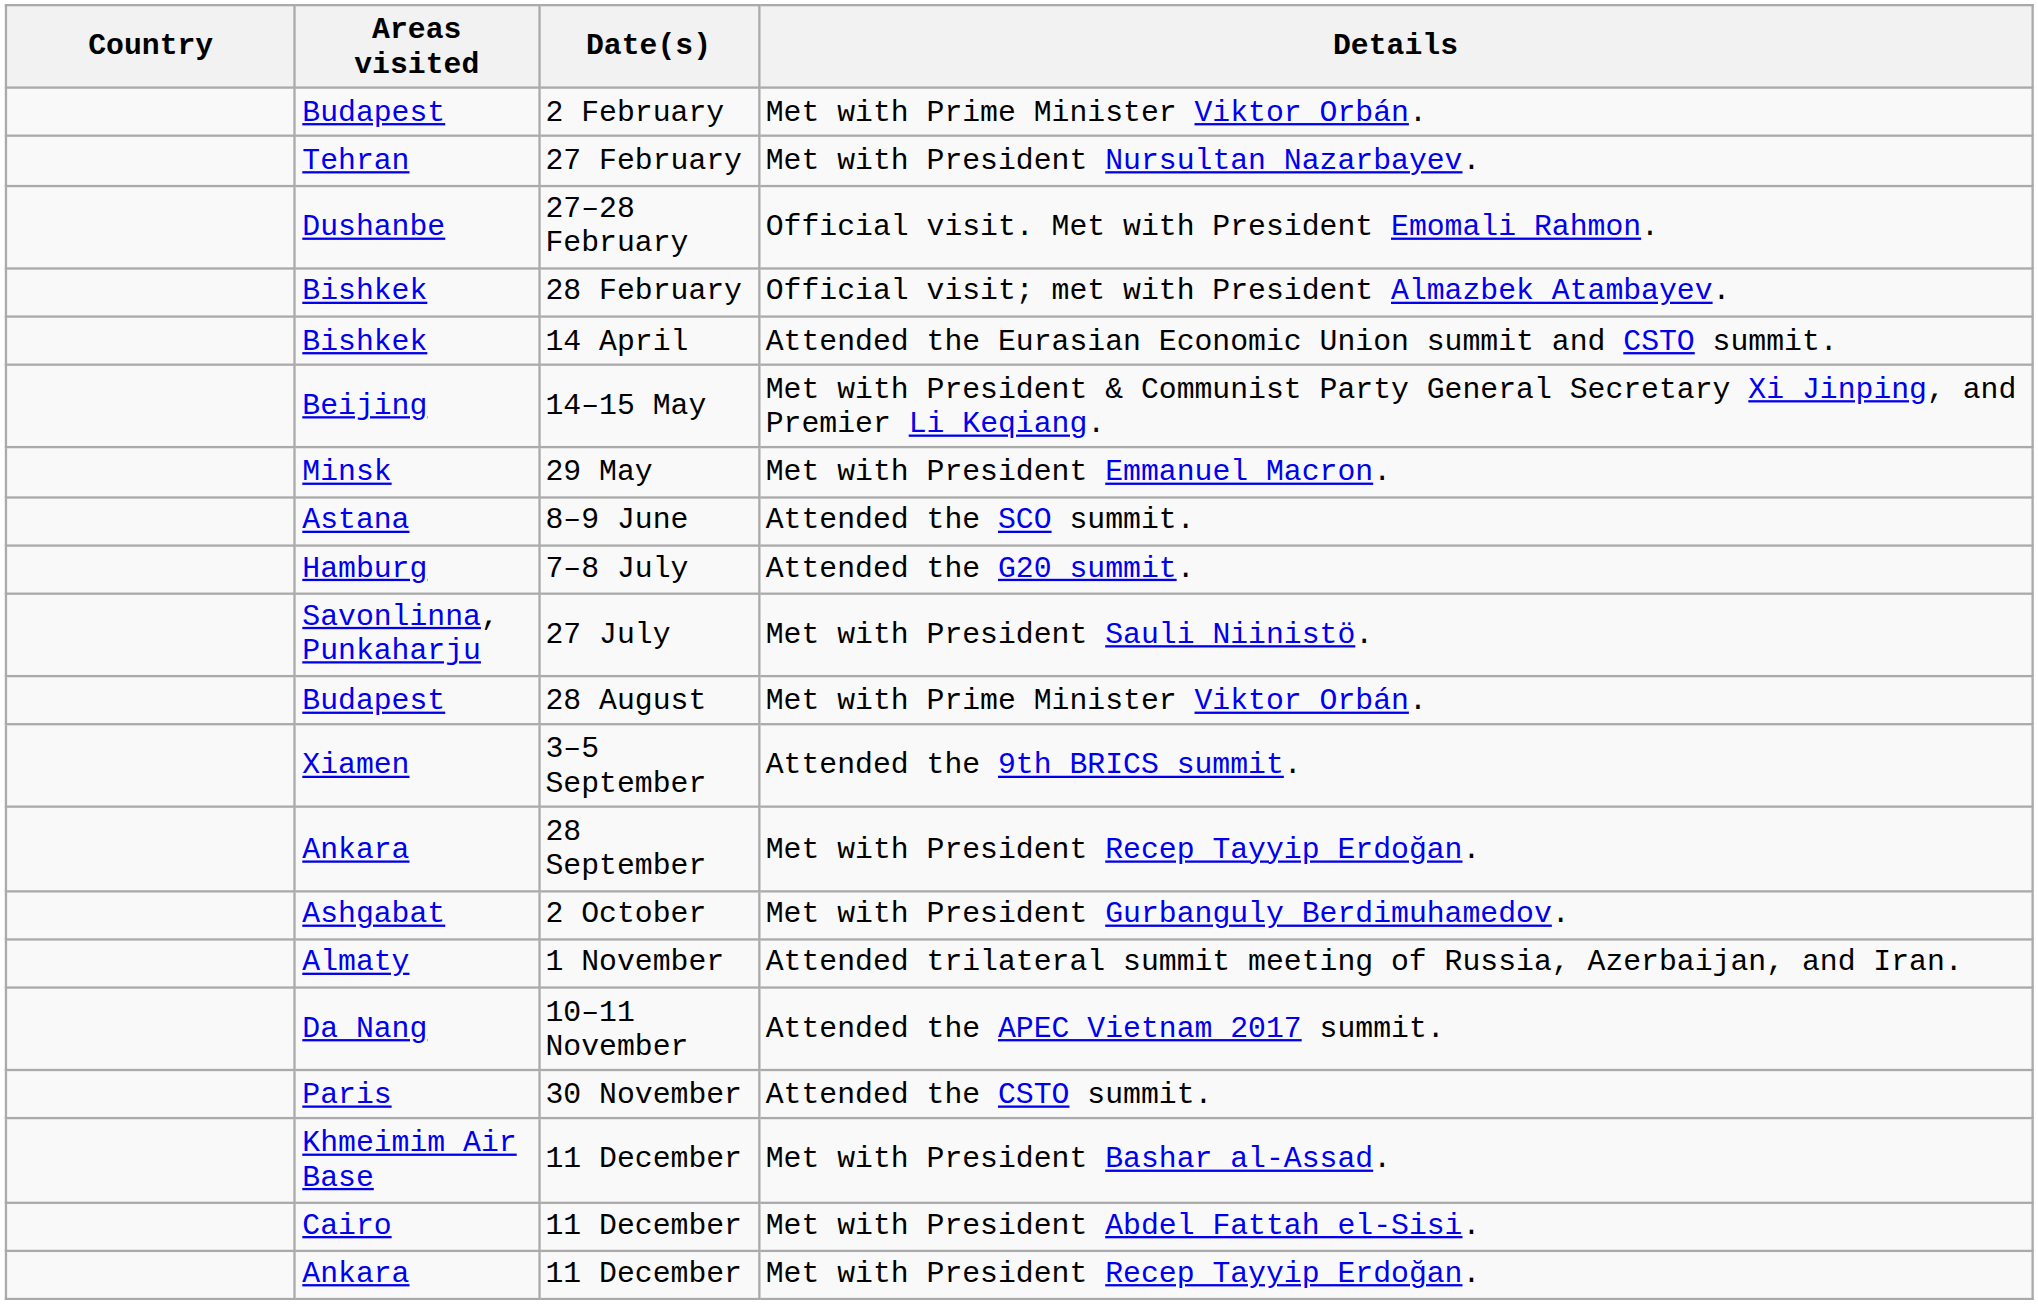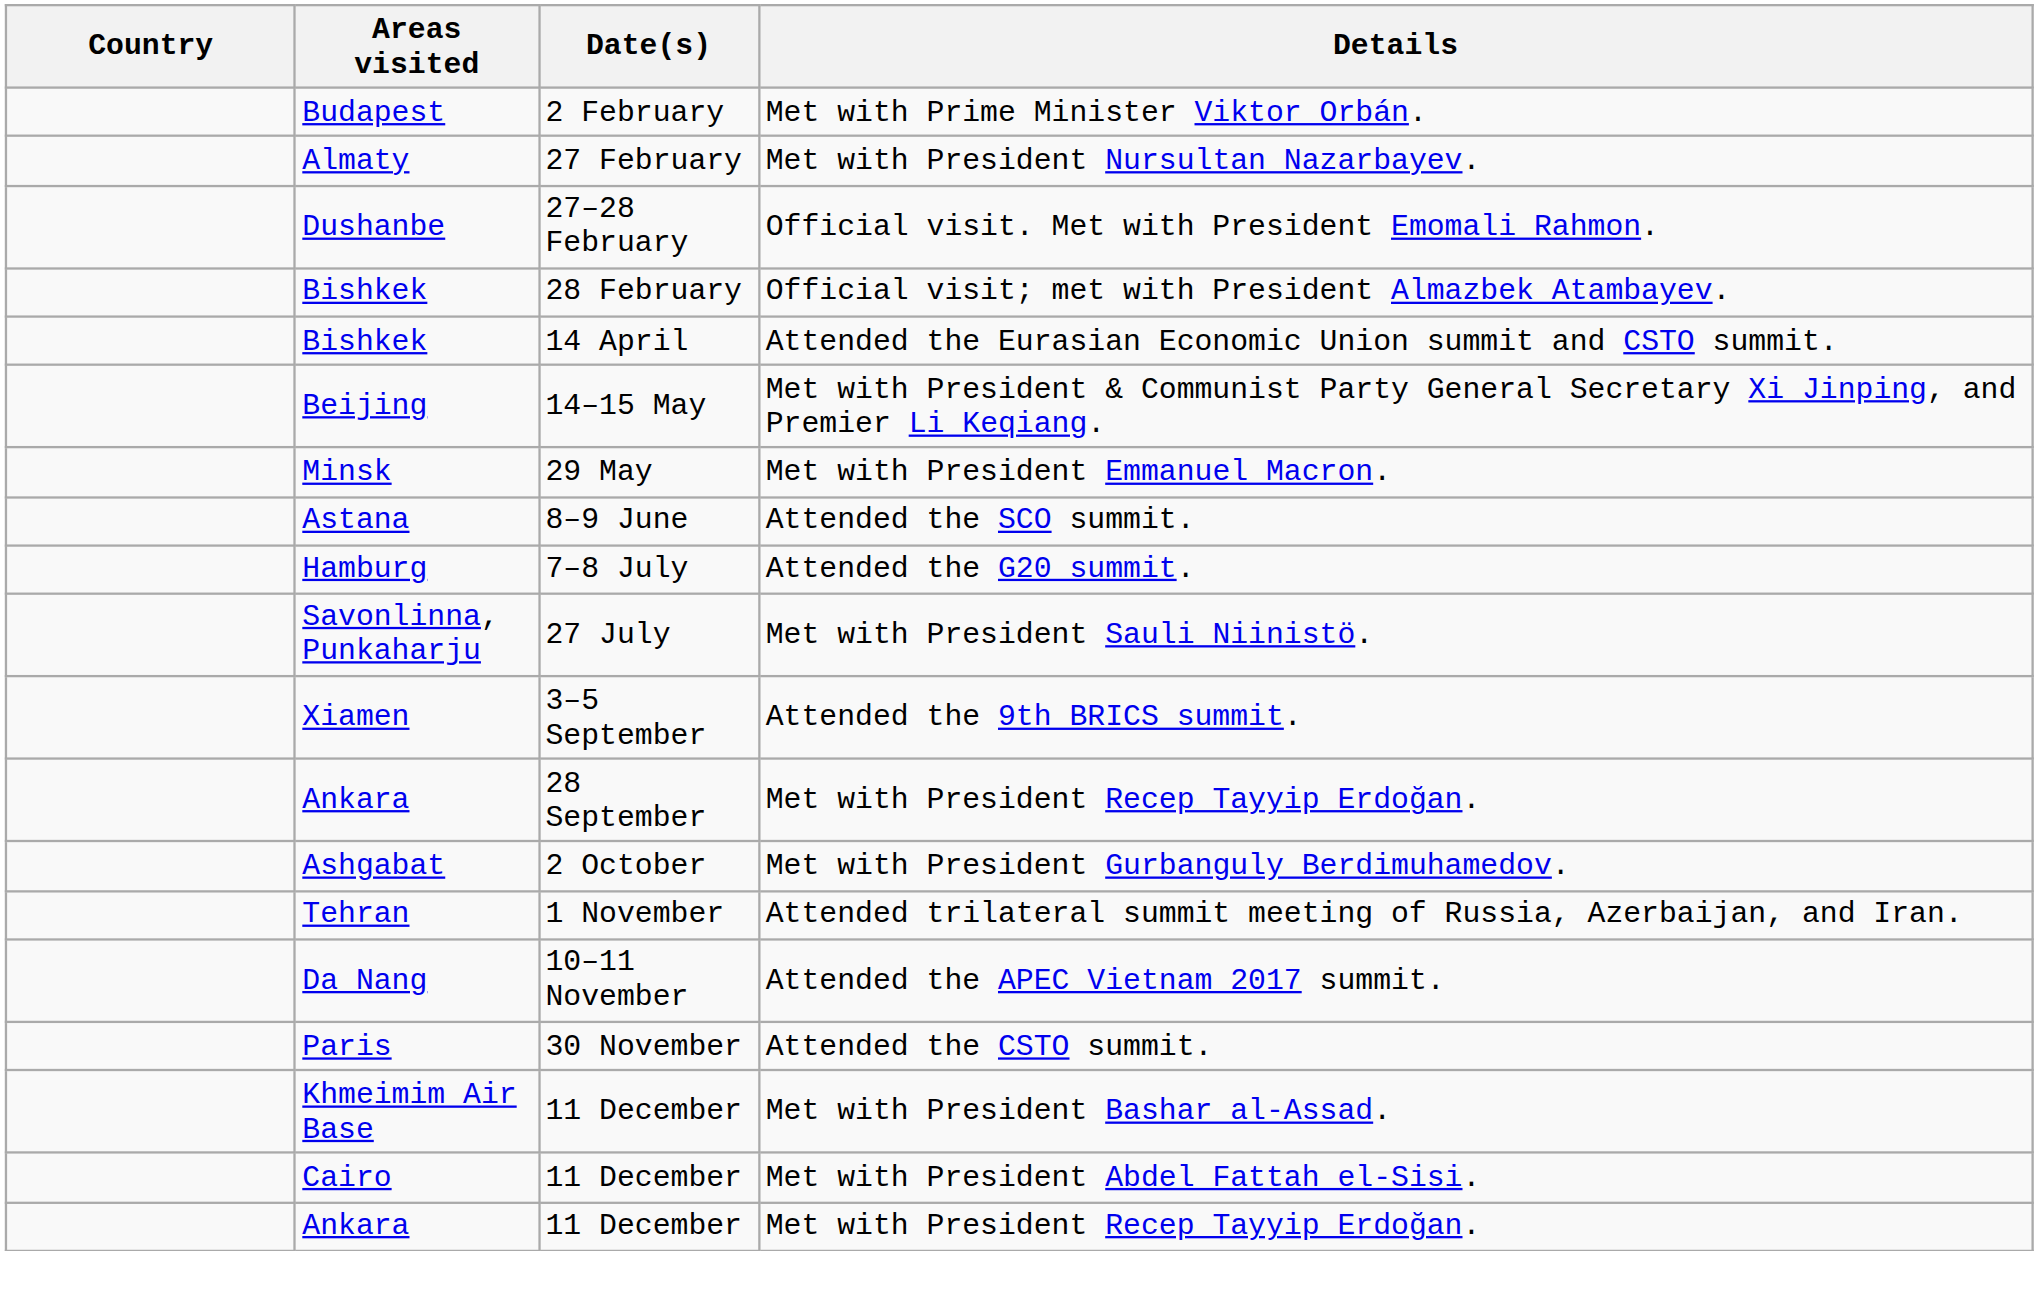(356, 161) Tehran -> (356, 161) Almaty
- row: (626, 701)
(356, 963) Almaty -> (356, 915) Tehran
